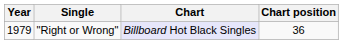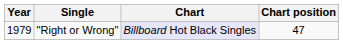(299, 30) 36 -> (299, 30) 47
